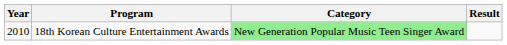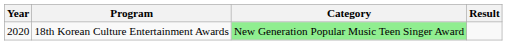(18, 31) 2010 -> (18, 31) 2020
